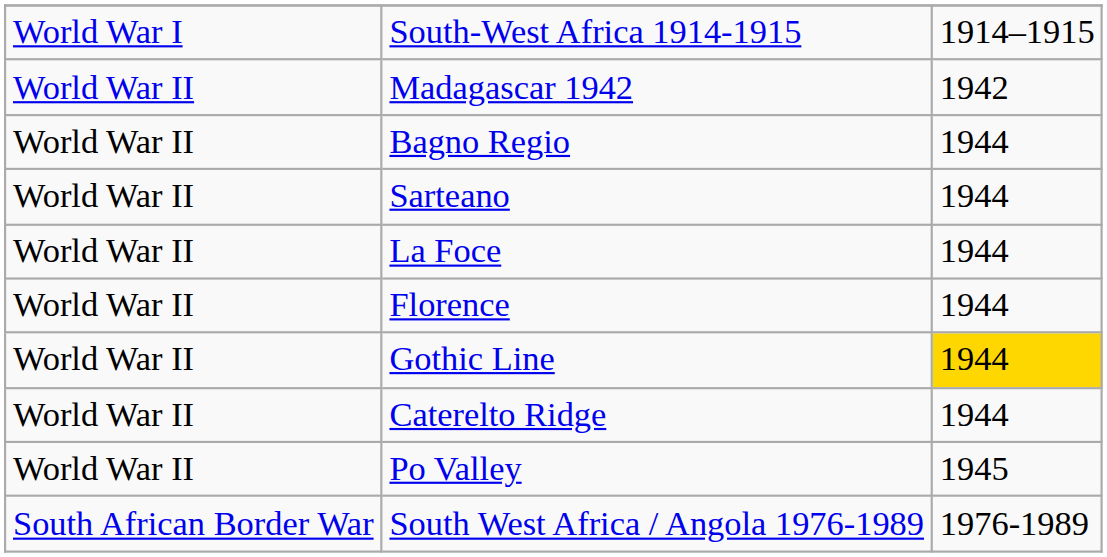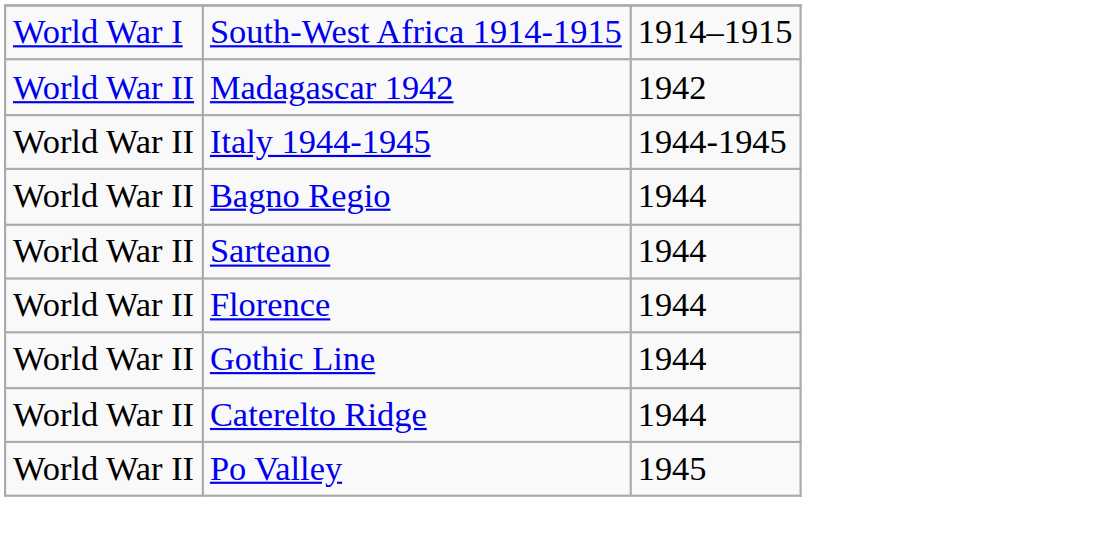+ row: (320, 141)
- row: (445, 250)
(974, 359) gold background -> (672, 359) no background
- row: (657, 523)
